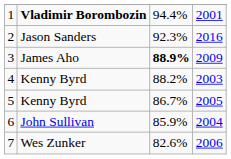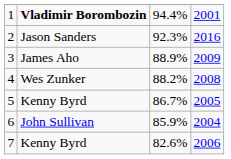(171, 57) bold -> (170, 57) normal
(53, 79) Kenny Byrd -> (53, 79) Wes Zunker
(209, 79) 2003 -> (207, 79) 2008
(53, 143) Wes Zunker -> (53, 143) Kenny Byrd
